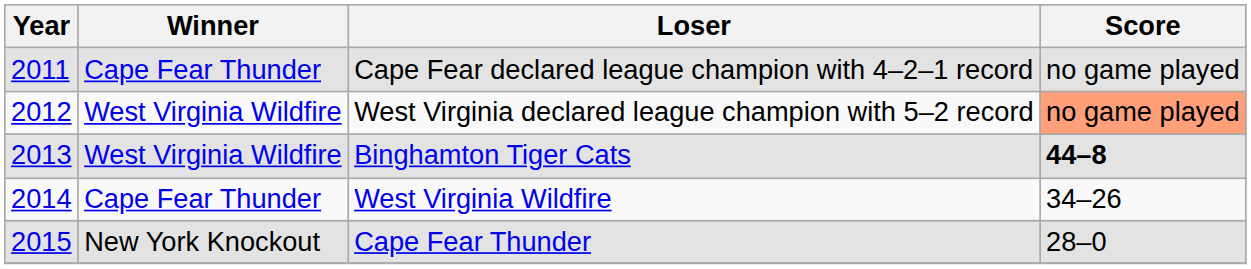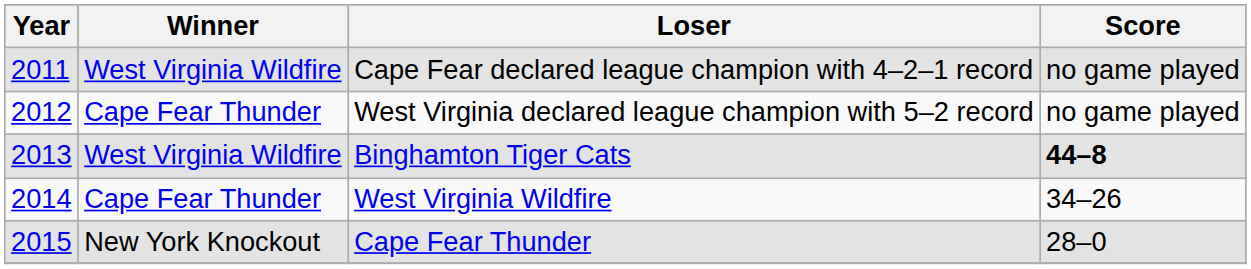(203, 69) Cape Fear Thunder -> (213, 69) West Virginia Wildfire
(213, 112) West Virginia Wildfire -> (203, 112) Cape Fear Thunder
(1143, 112) lightsalmon background -> (1143, 112) no background
